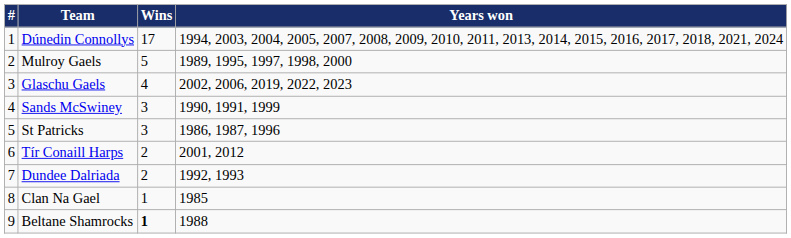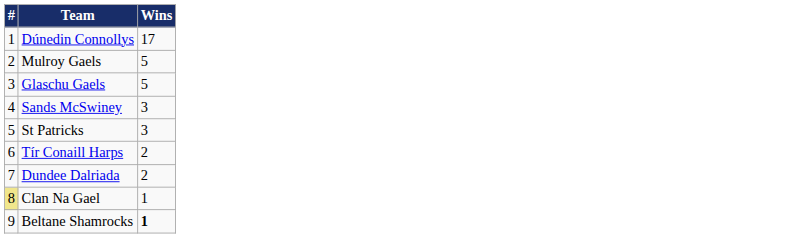- column: (481, 15)
(144, 84) 4 -> (144, 84) 5
(11, 198) no background -> (11, 198) khaki background
